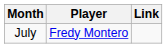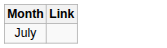- column: (89, 14)
